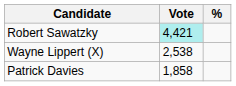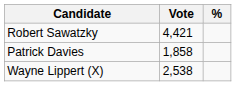(178, 33) paleturquoise background -> (178, 33) no background
rows swapped: (55, 52) <-> (45, 71)
